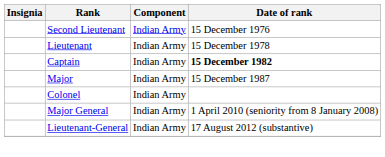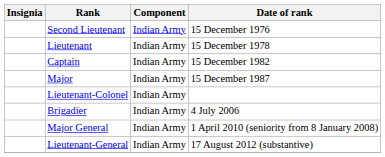(231, 62) bold -> (230, 62) normal
+ row: (88, 95)
- row: (64, 95)
+ row: (67, 111)
